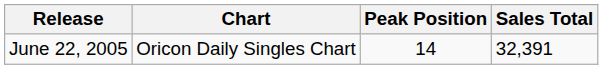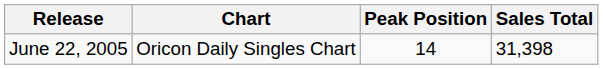(524, 49) 32,391 -> (524, 49) 31,398
